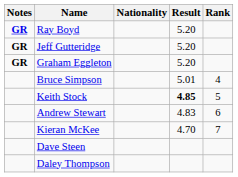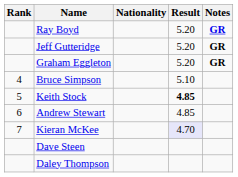columns swapped: (218, 12) <-> (19, 12)
(186, 79) 5.01 -> (186, 79) 5.10
(186, 113) 4.83 -> (186, 113) 4.85
(186, 130) no background -> (186, 130) lavender background
